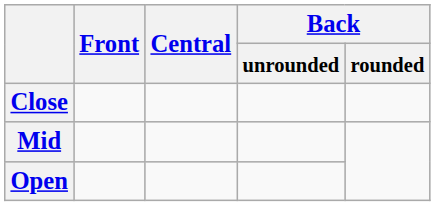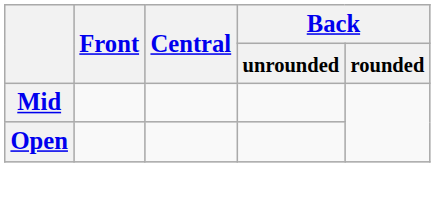- row: (39, 102)
